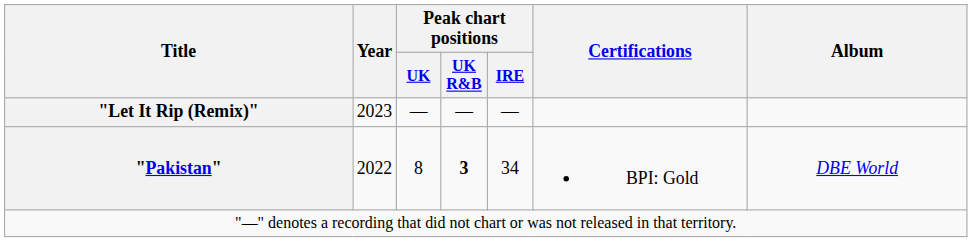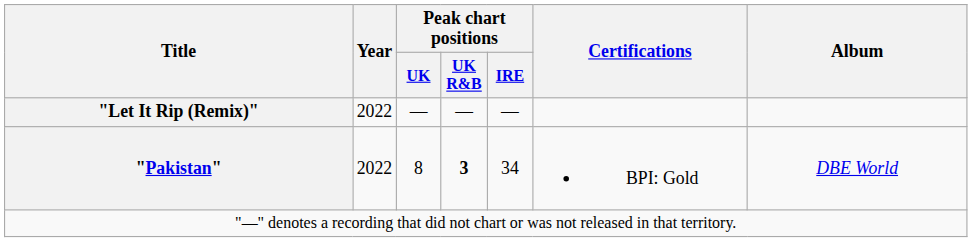(374, 111) 2023 -> (374, 111) 2022
